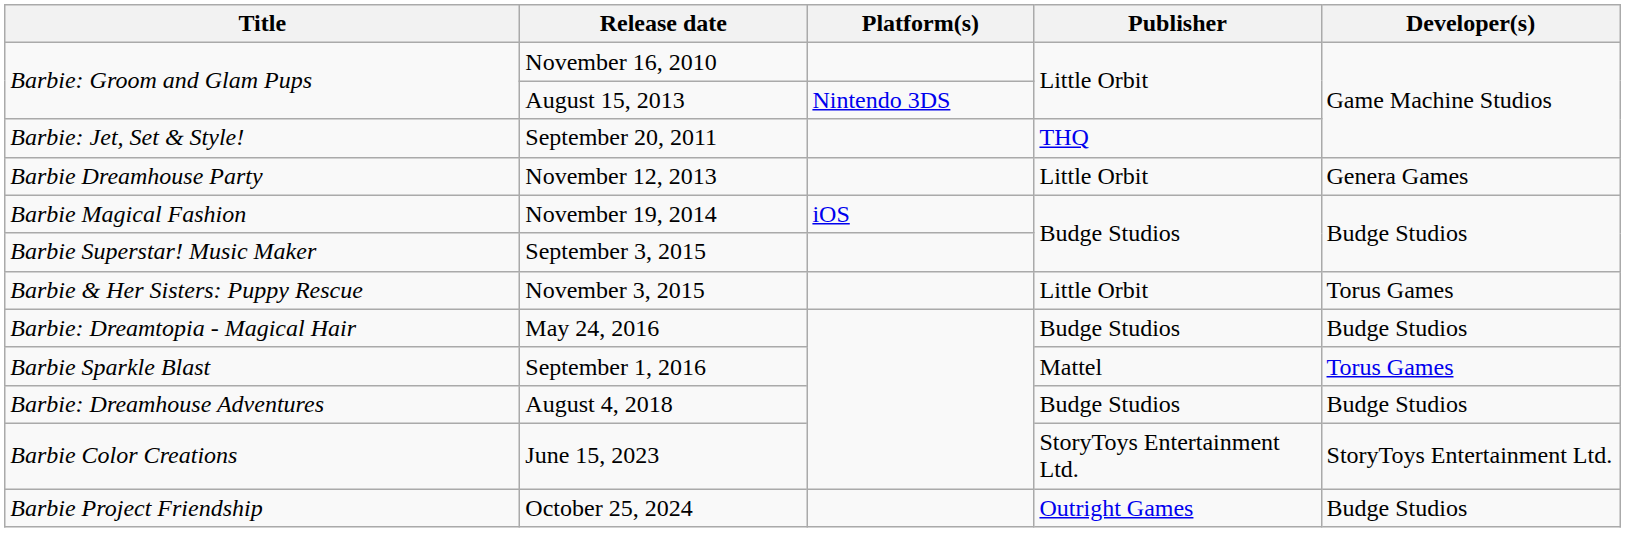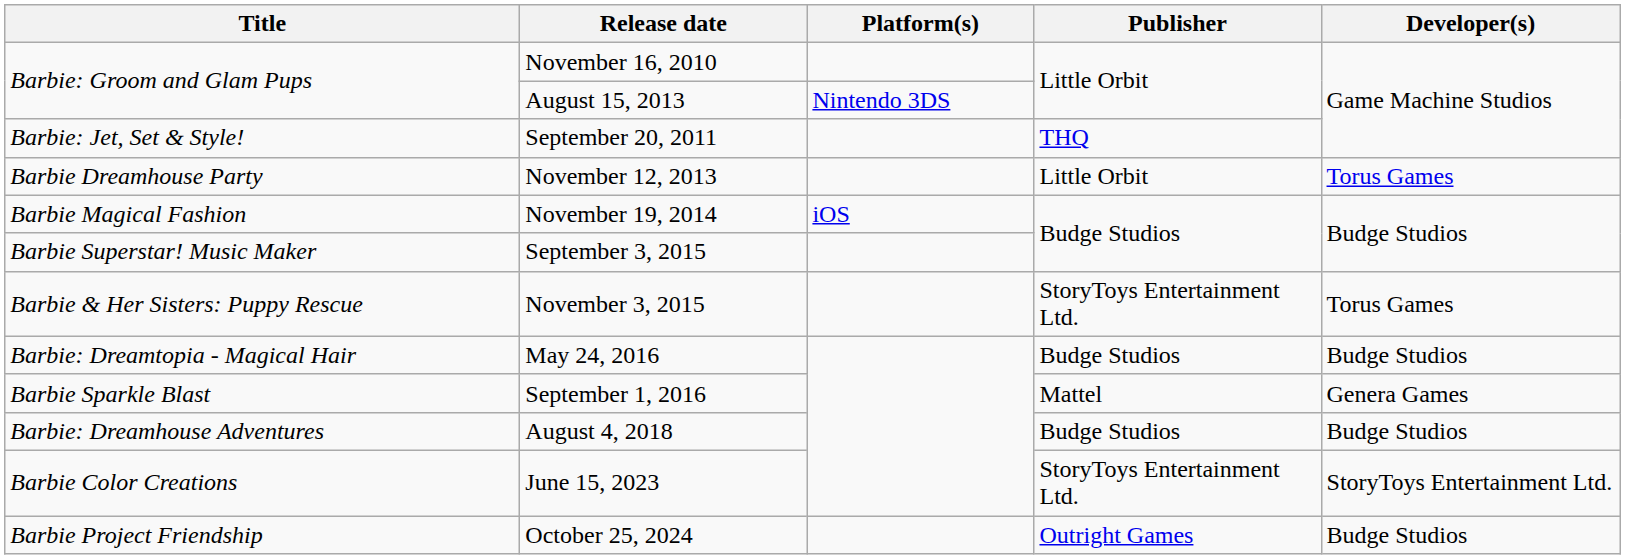(1398, 175) Genera Games -> (1390, 175) Torus Games
(1094, 289) Little Orbit -> (1160, 303) StoryToys Entertainment Ltd.
(1390, 366) Torus Games -> (1398, 393) Genera Games
